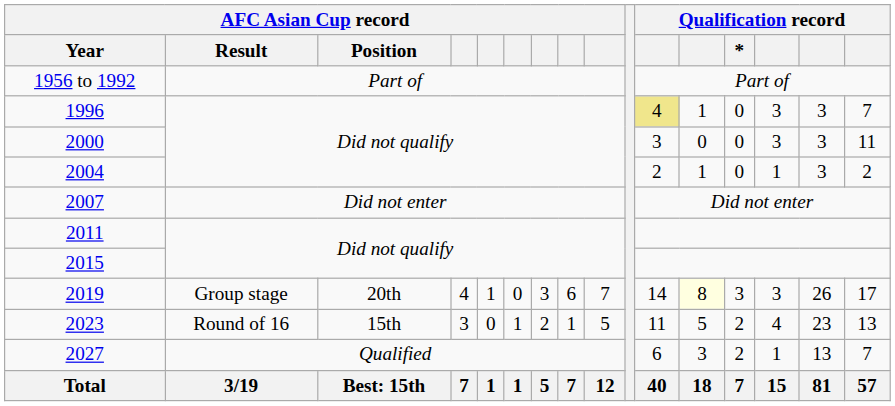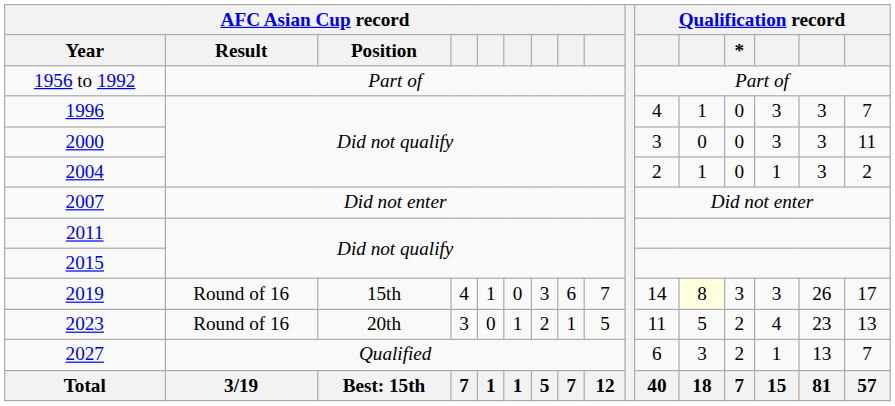(657, 111) khaki background -> (657, 111) no background
(241, 293) Group stage -> (241, 293) Round of 16
(384, 293) 20th -> (384, 293) 15th
(384, 324) 15th -> (384, 324) 20th
